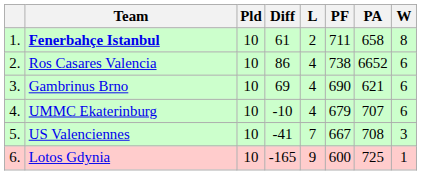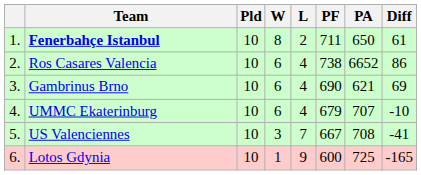columns swapped: (404, 16) <-> (282, 16)
(373, 39) 658 -> (364, 39) 650
